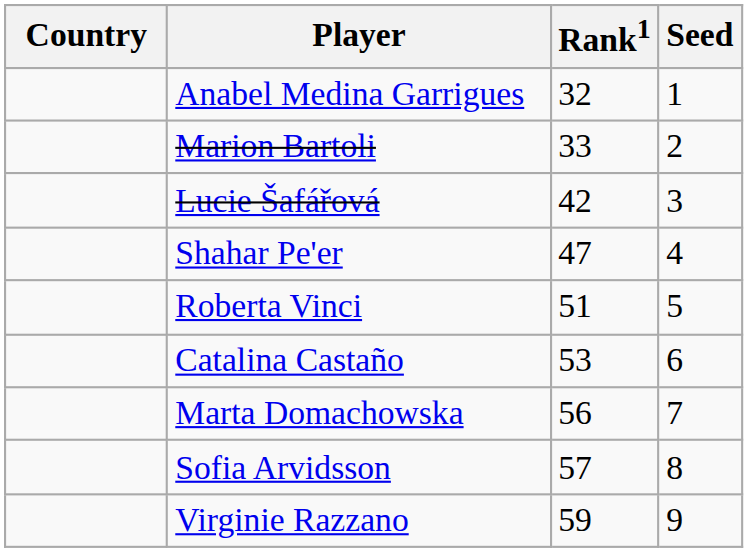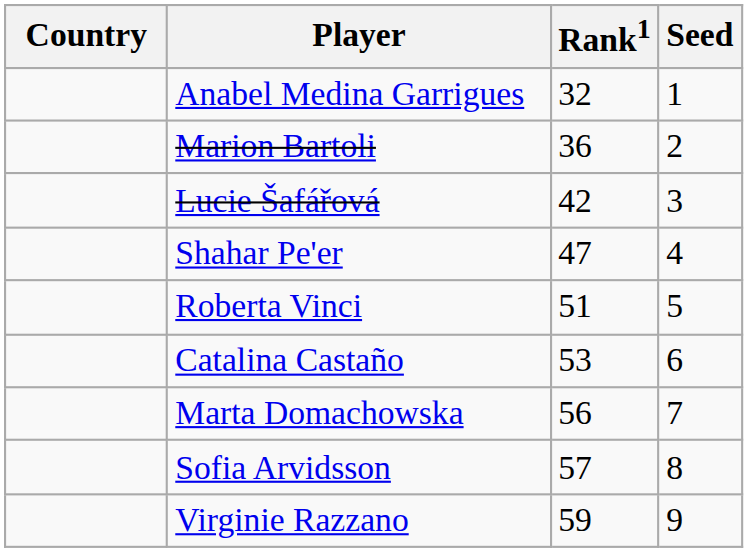(575, 146) 33 -> (575, 146) 36
